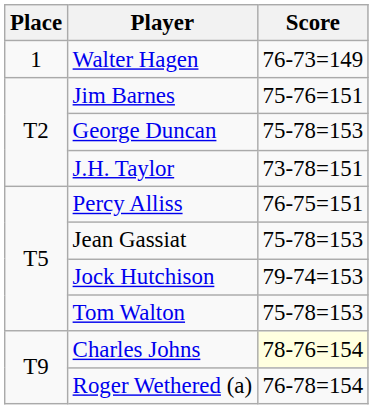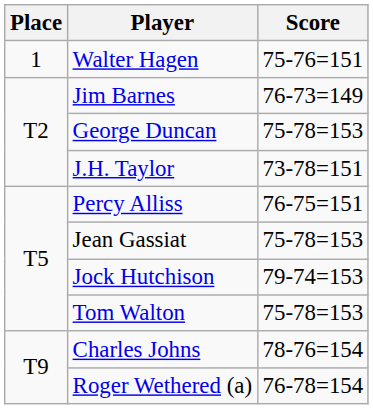(313, 58) 76-73=149 -> (313, 58) 75-76=151
(313, 95) 75-76=151 -> (313, 95) 76-73=149
(313, 349) lightyellow background -> (313, 349) no background
